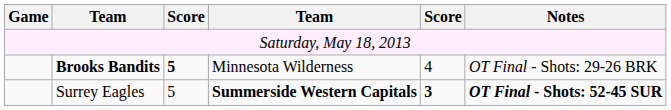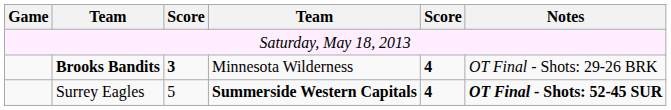(171, 67) 5 -> (171, 67) 3
(428, 67) normal -> (428, 67) bold
(428, 92) 3 -> (428, 92) 4
